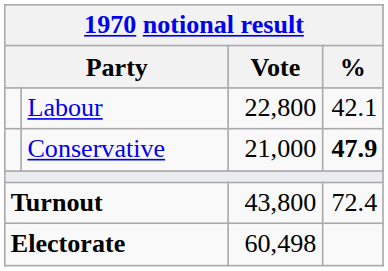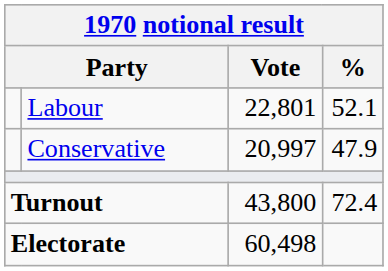(280, 107) 22,800 -> (280, 107) 22,801
(354, 107) 42.1 -> (354, 107) 52.1
(280, 149) 21,000 -> (280, 149) 20,997
(354, 149) bold -> (354, 149) normal
